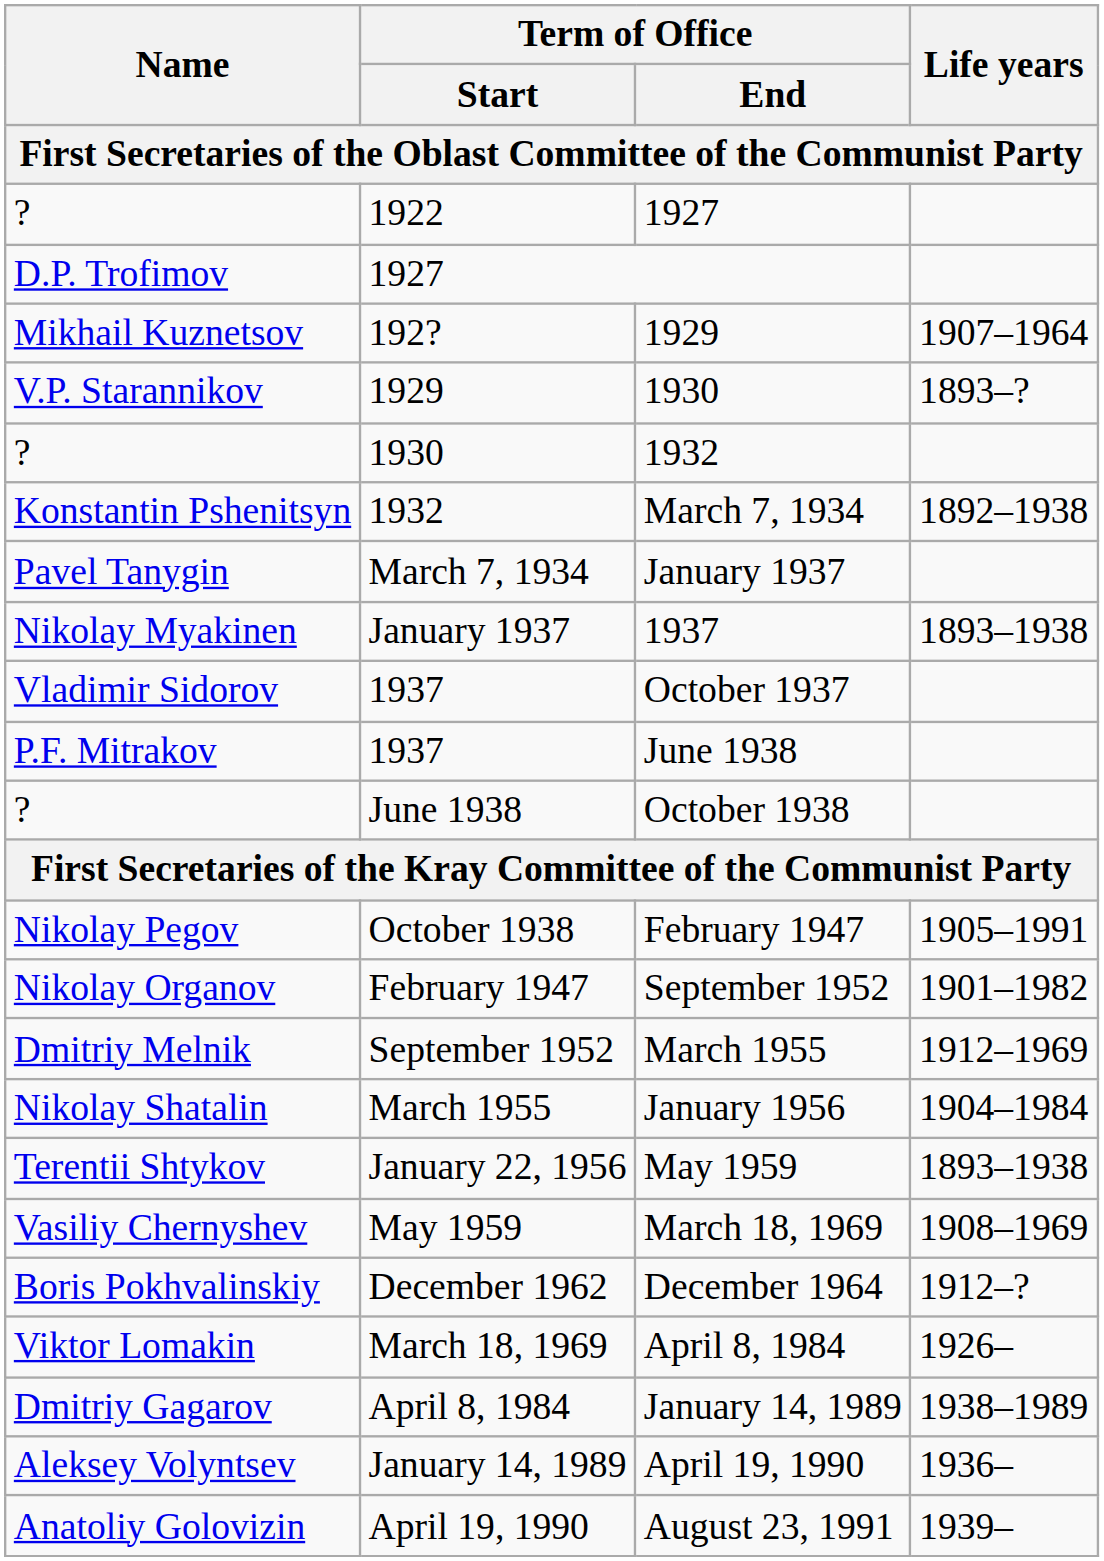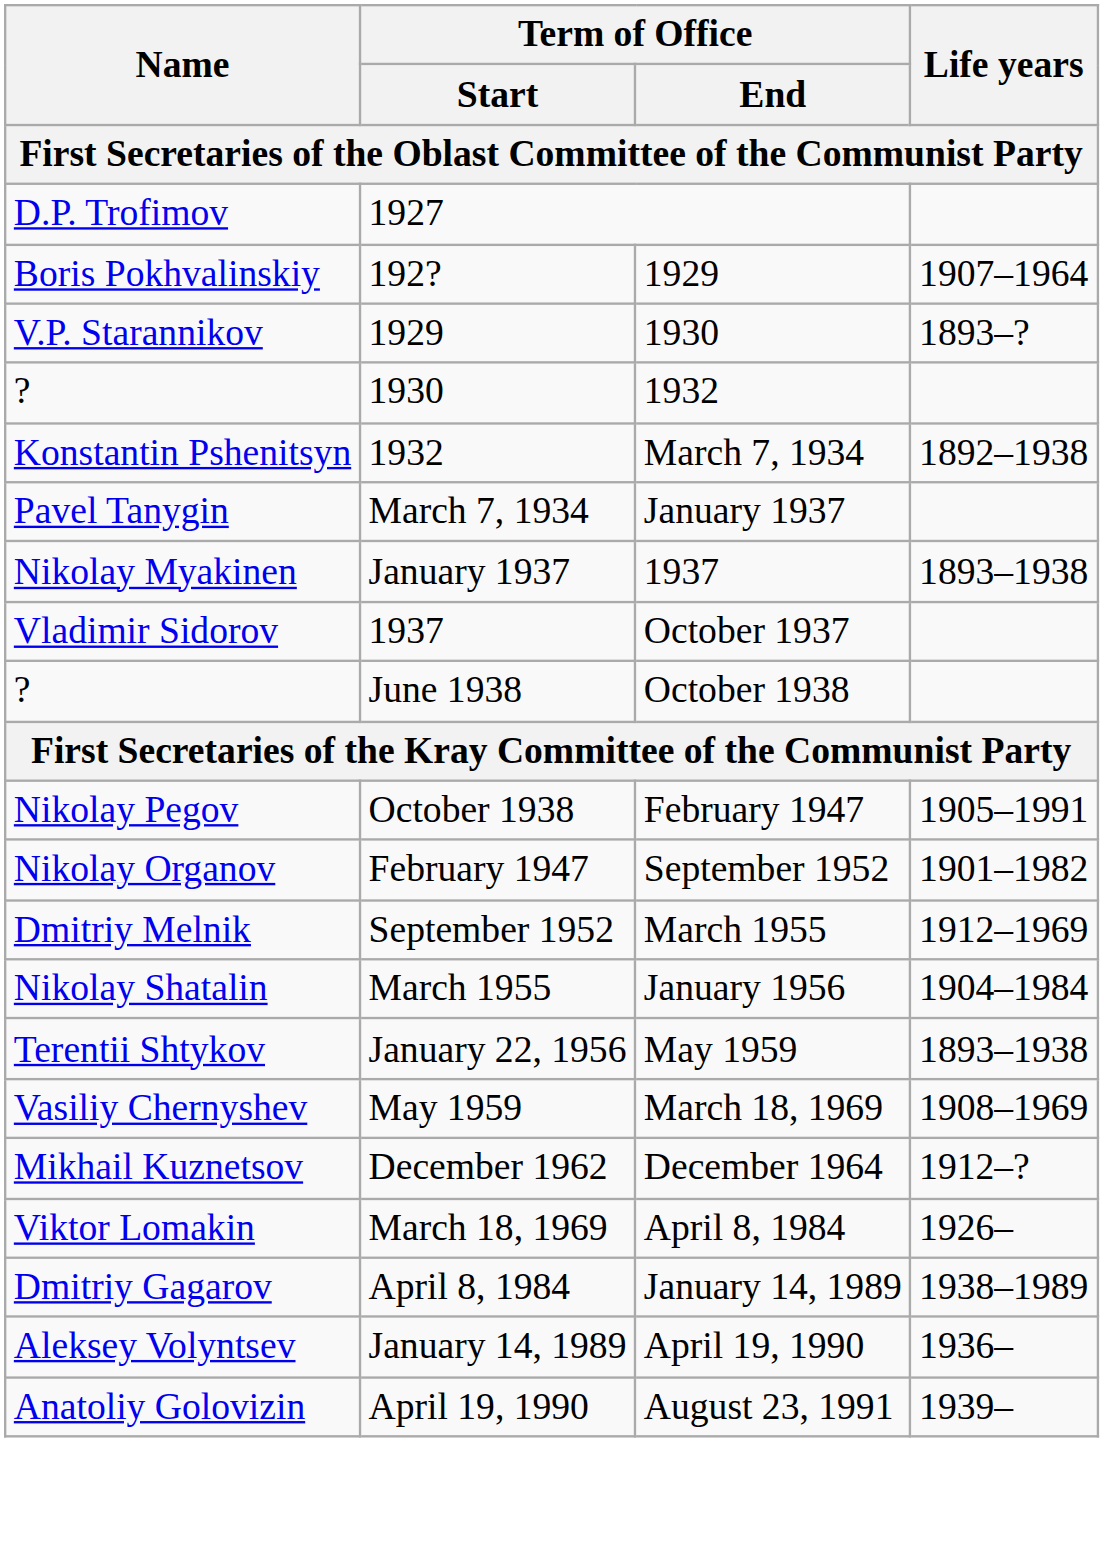- row: (406, 213)
(158, 332) Mikhail Kuznetsov -> (167, 272) Boris Pokhvalinskiy
- row: (406, 749)
(167, 1286) Boris Pokhvalinskiy -> (158, 1167) Mikhail Kuznetsov
